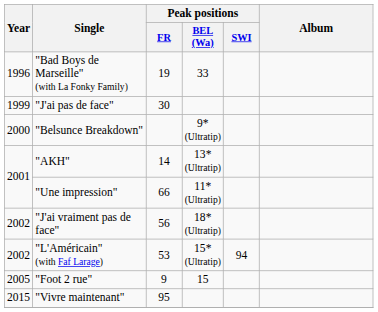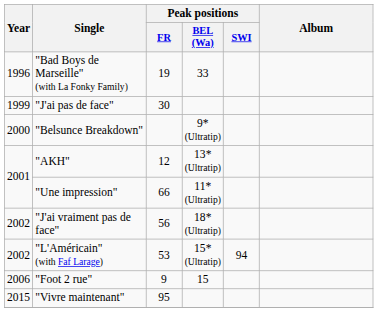(164, 161) 14 -> (164, 161) 12
(19, 279) 2005 -> (19, 279) 2006
